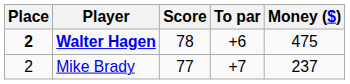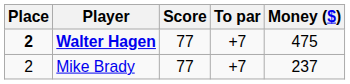(185, 41) 78 -> (185, 41) 77
(237, 41) +6 -> (237, 41) +7
